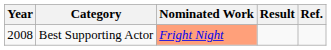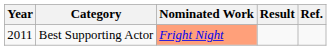(20, 34) 2008 -> (20, 34) 2011
